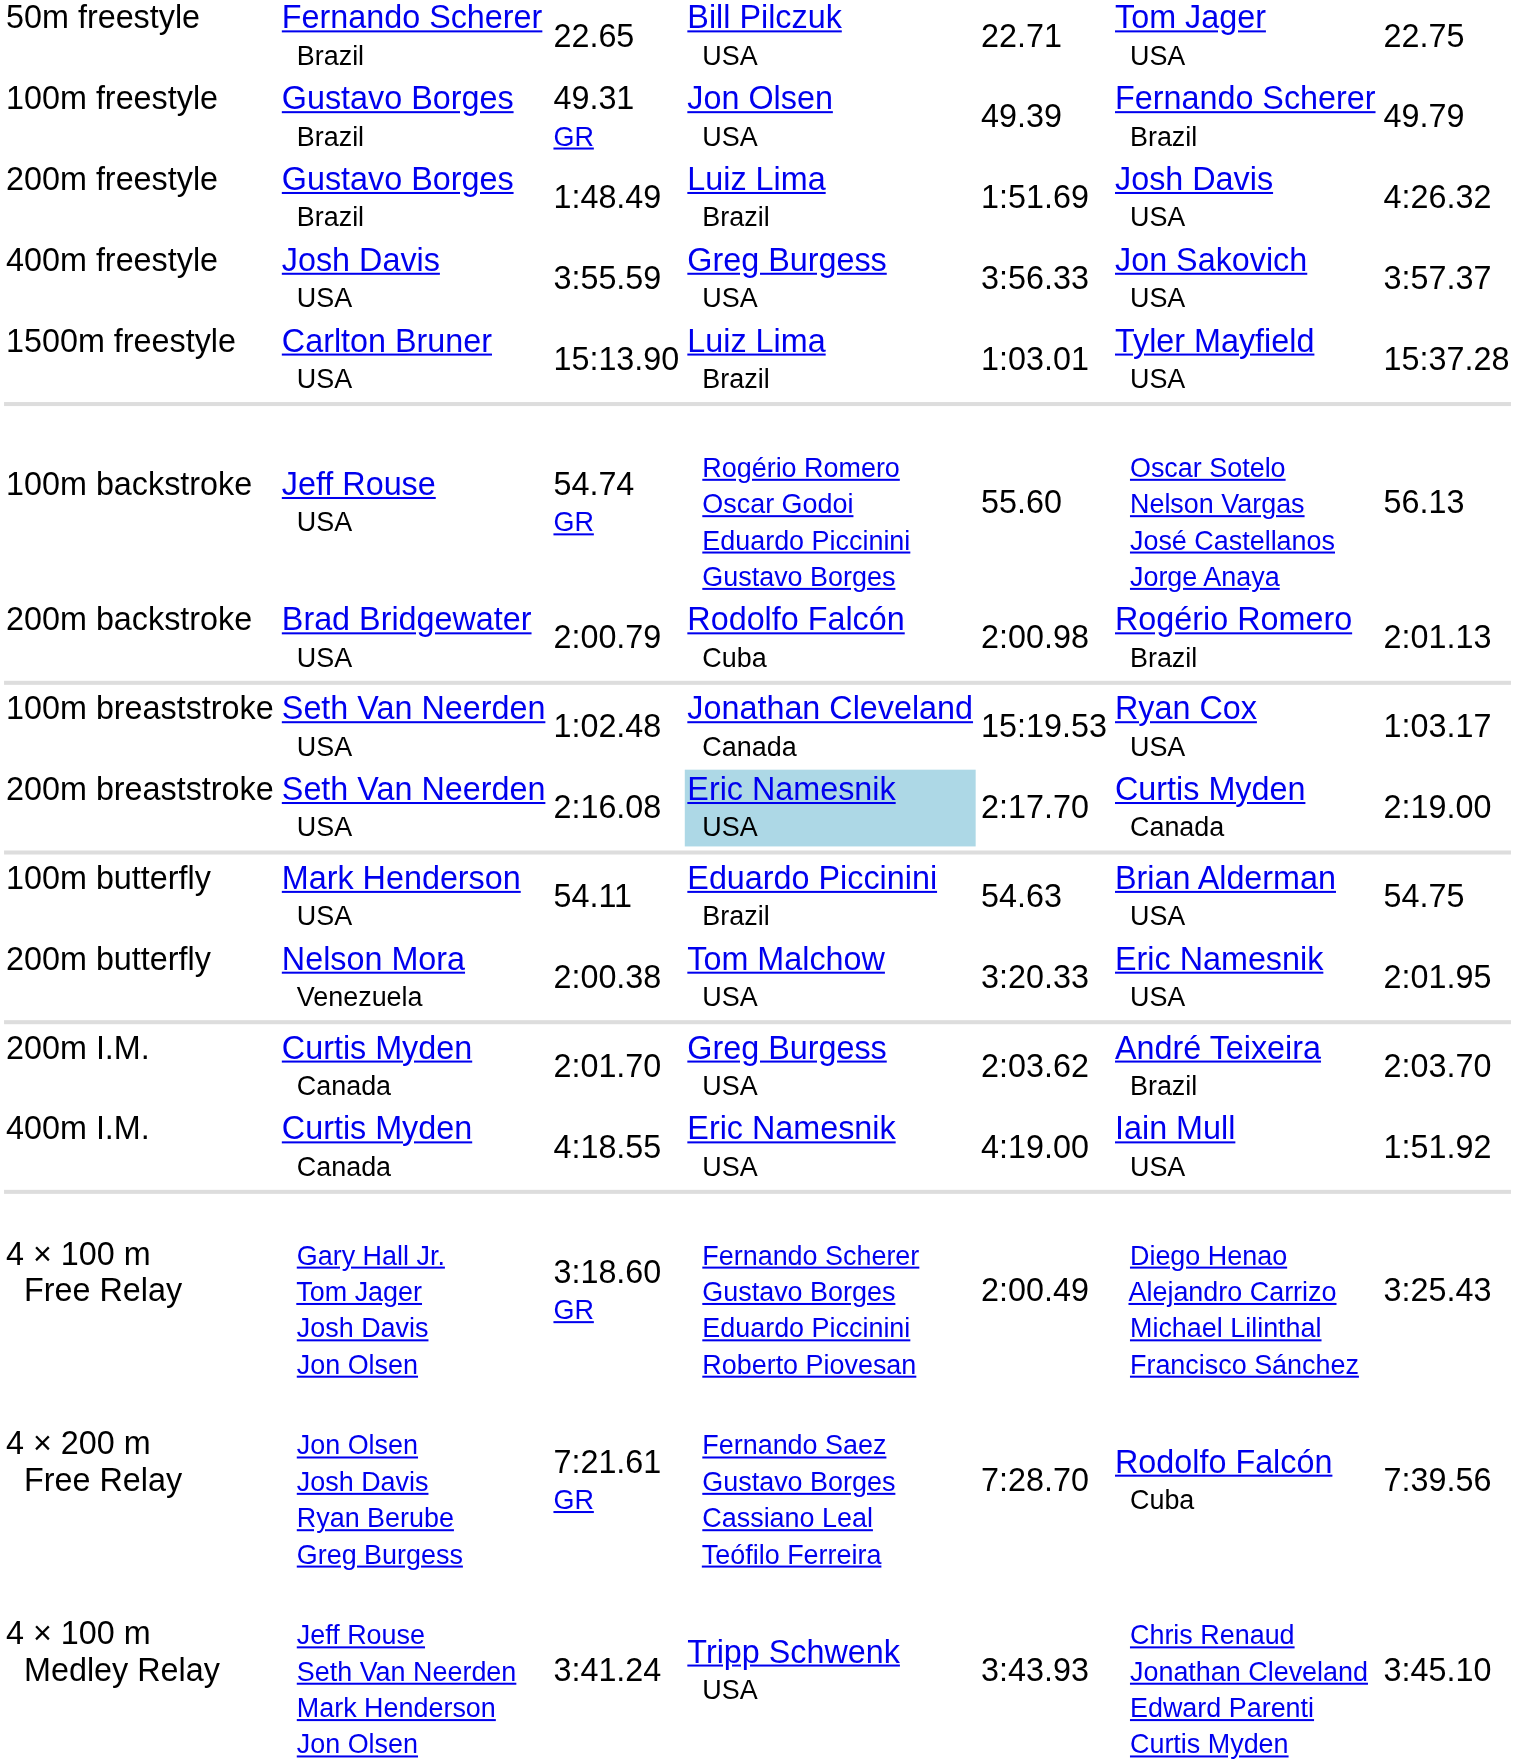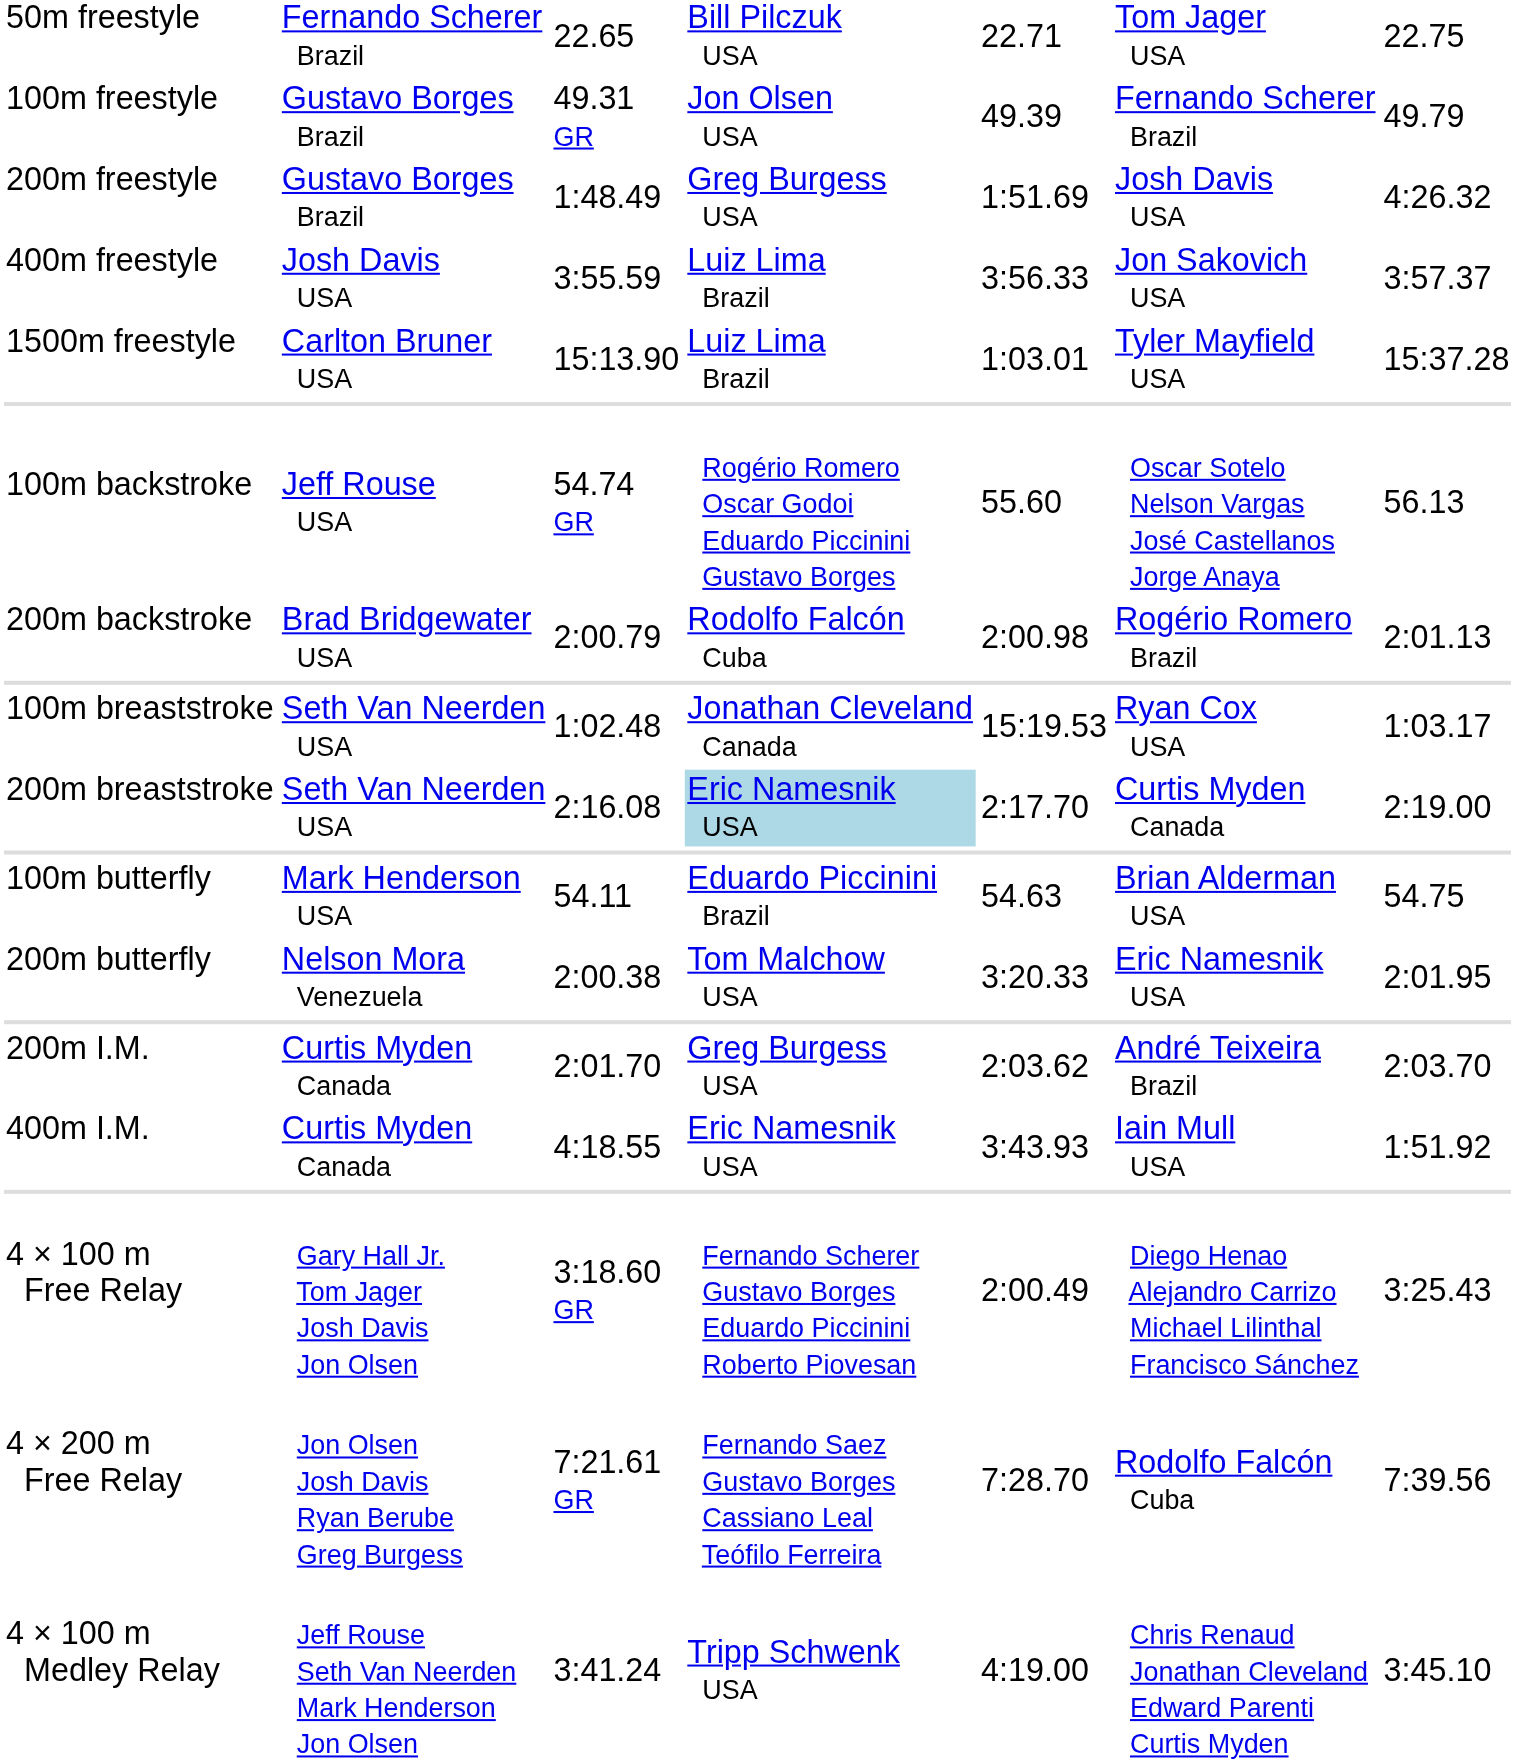(757, 197) Luiz Lima Brazil -> (787, 197) Greg Burgess USA
(787, 278) Greg Burgess USA -> (757, 278) Luiz Lima Brazil
(1035, 1146) 4:19.00 -> (1035, 1146) 3:43.93
(1035, 1670) 3:43.93 -> (1035, 1670) 4:19.00
